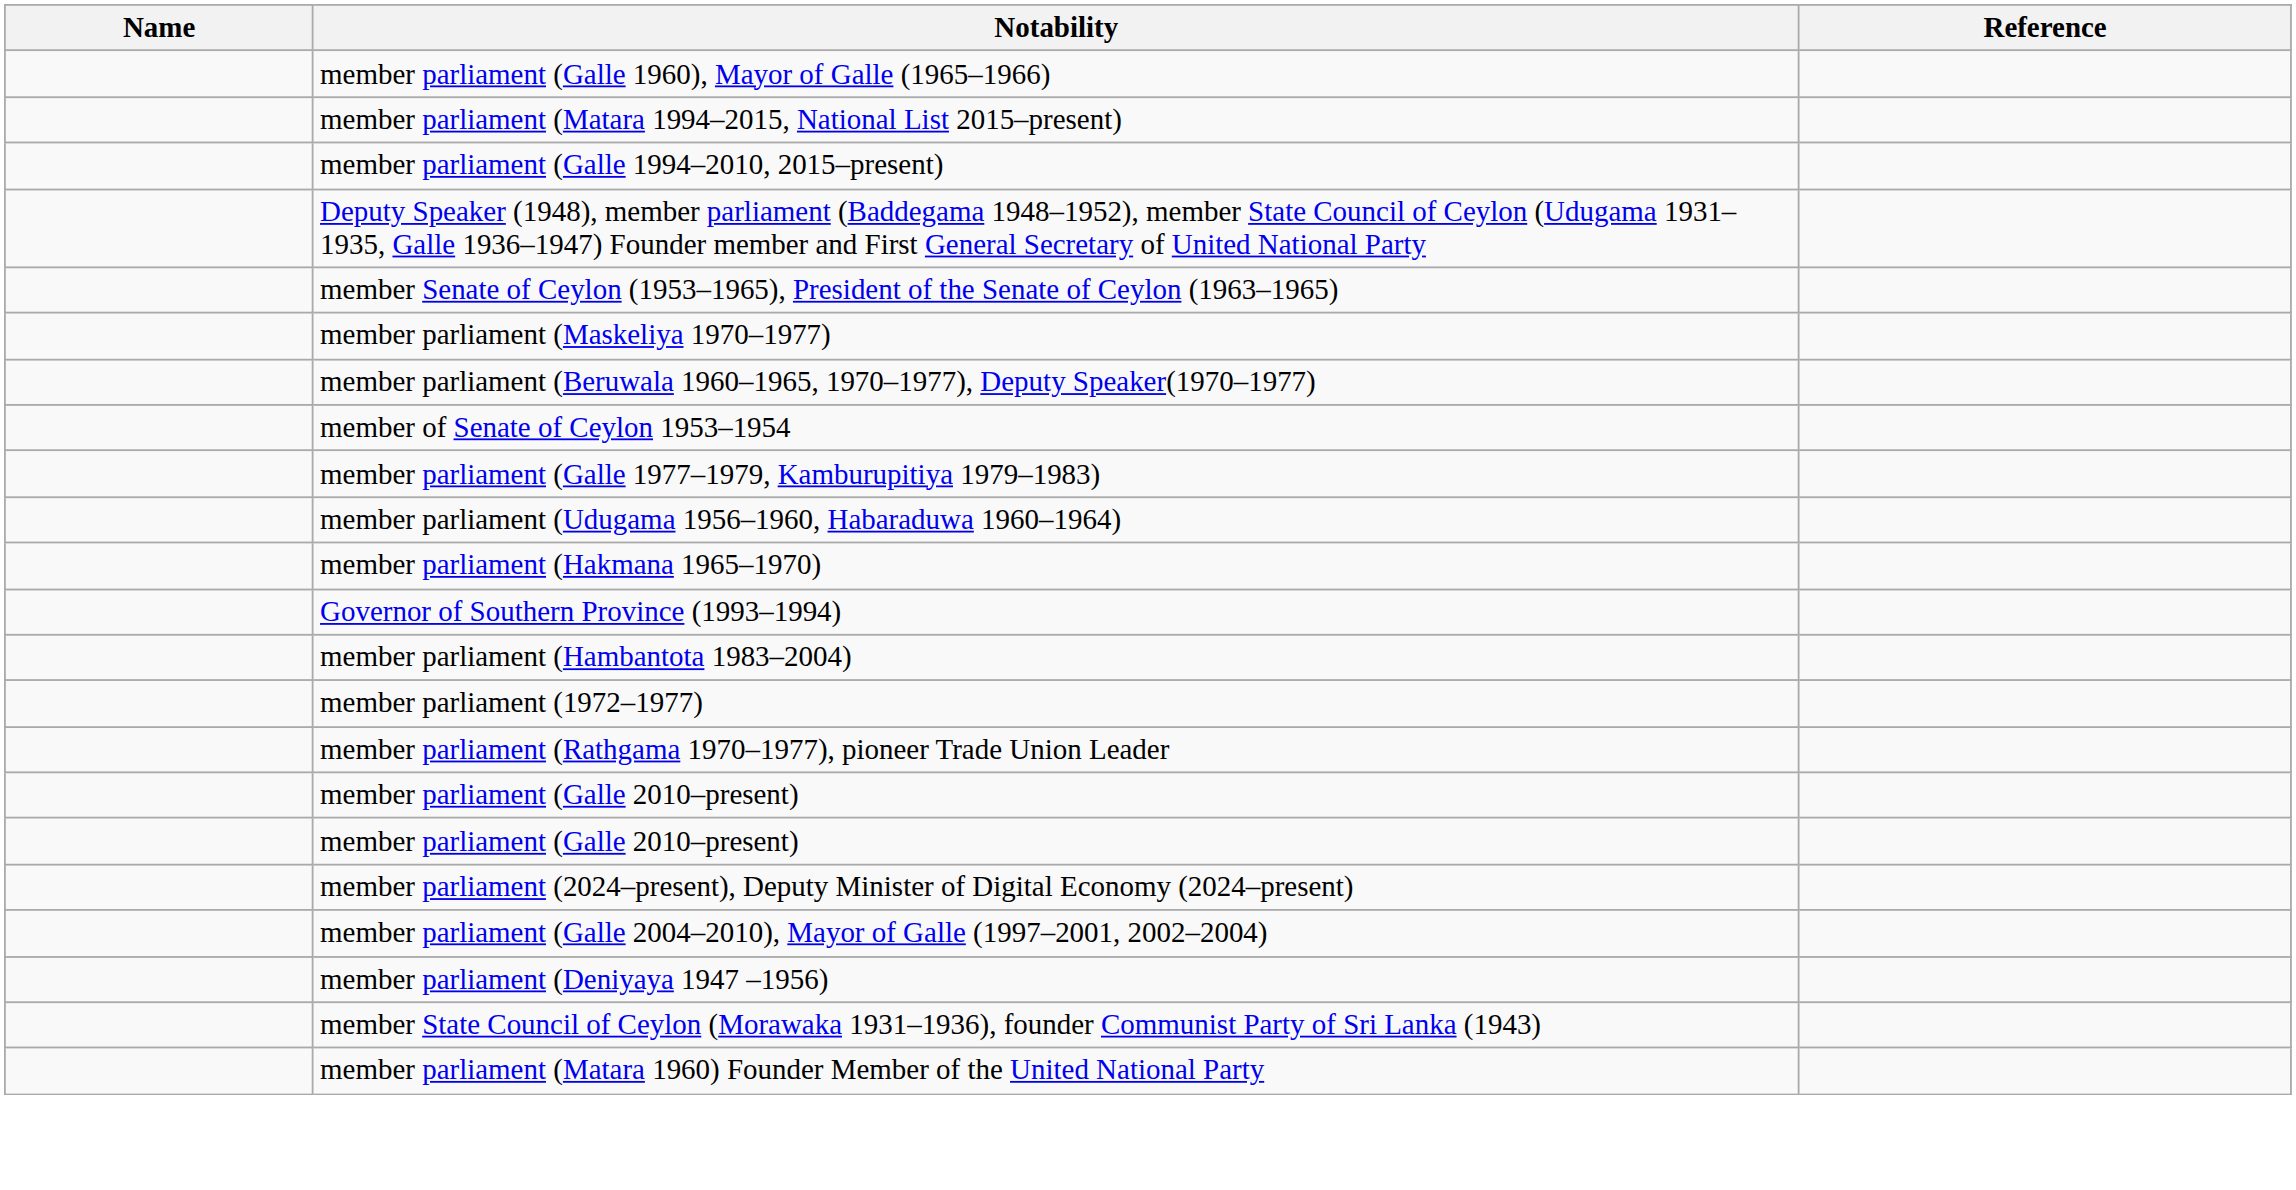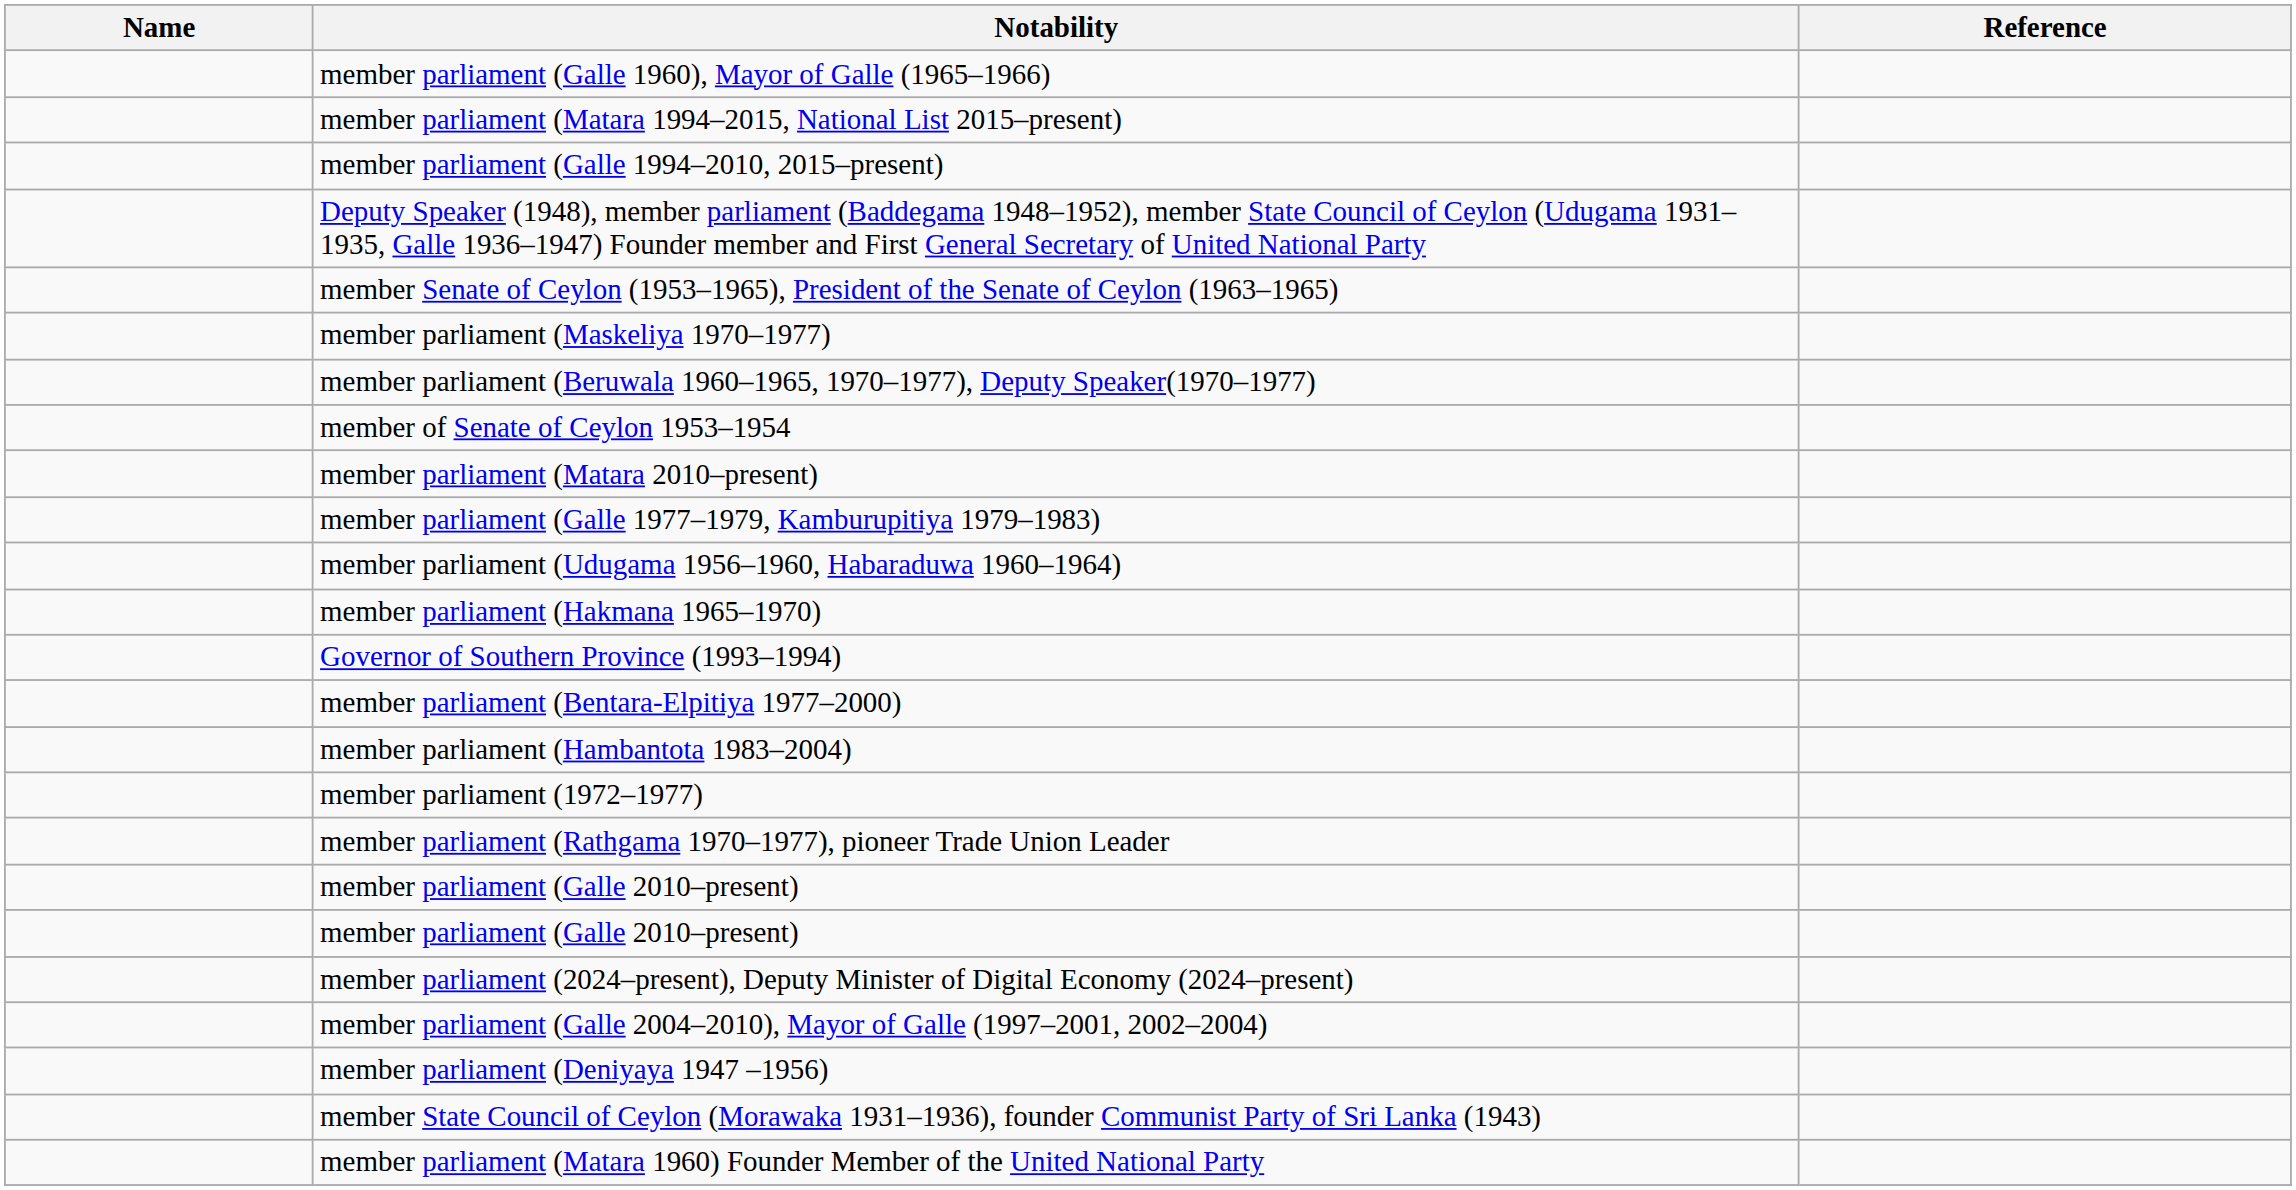+ row: (159, 474)
+ row: (159, 703)
